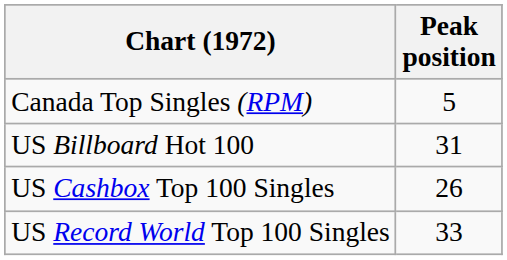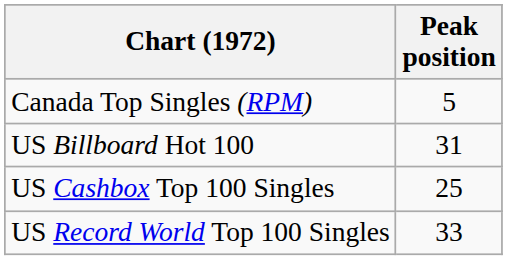(449, 188) 26 -> (449, 188) 25
